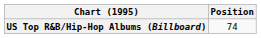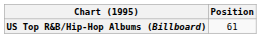(232, 26) 74 -> (232, 26) 61
